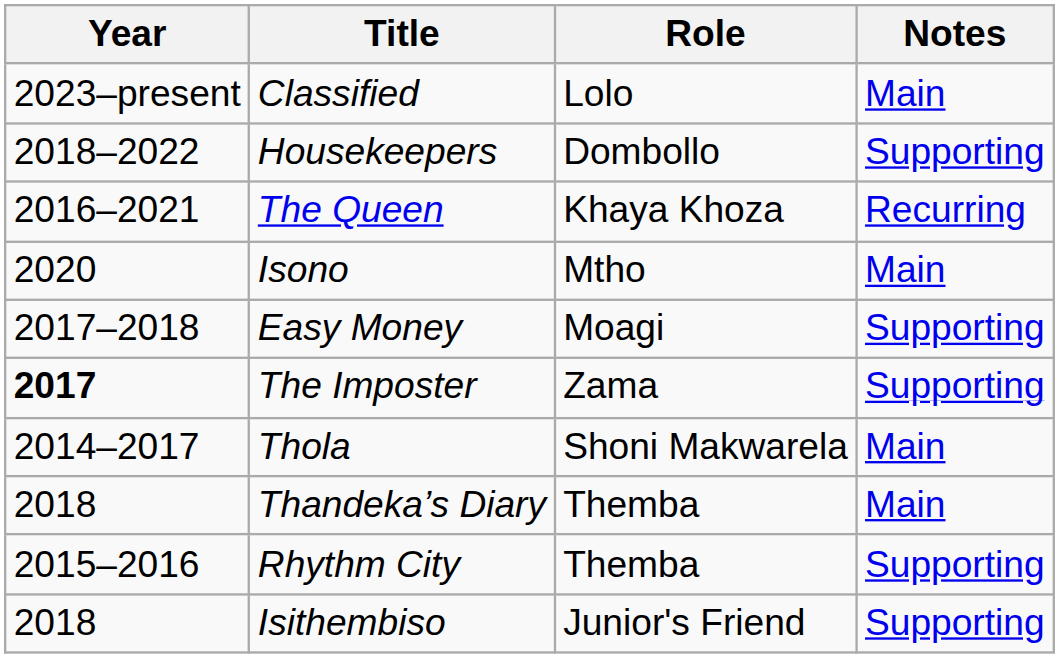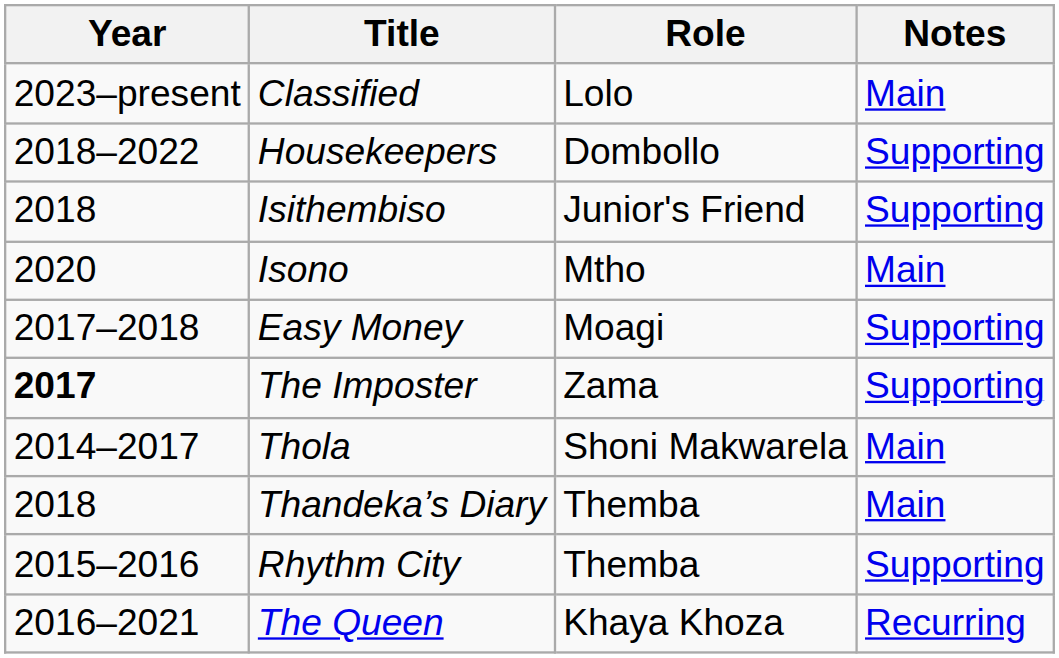rows swapped: (351, 210) <-> (352, 622)
